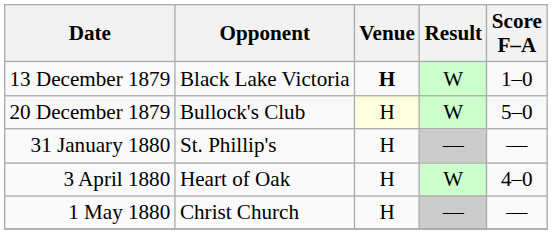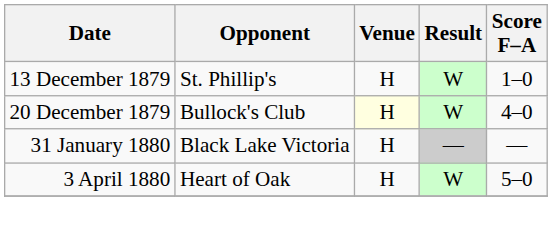(265, 78) Black Lake Victoria -> (228, 78) St. Phillip's
(387, 78) bold -> (387, 78) normal
(517, 111) 5–0 -> (517, 111) 4–0
(228, 145) St. Phillip's -> (265, 145) Black Lake Victoria
(517, 178) 4–0 -> (517, 178) 5–0
- row: (119, 212)
